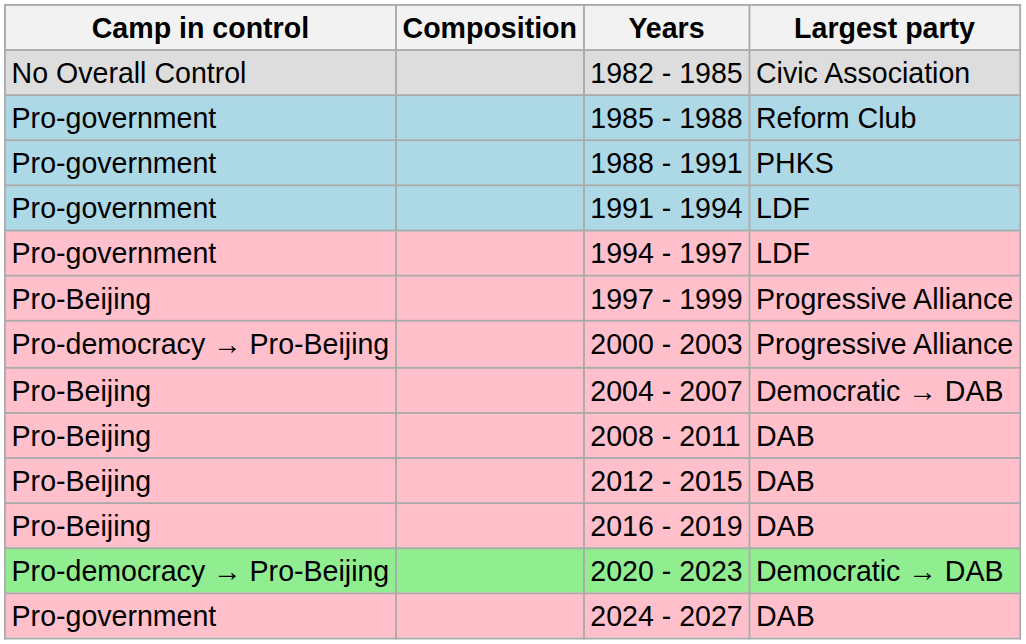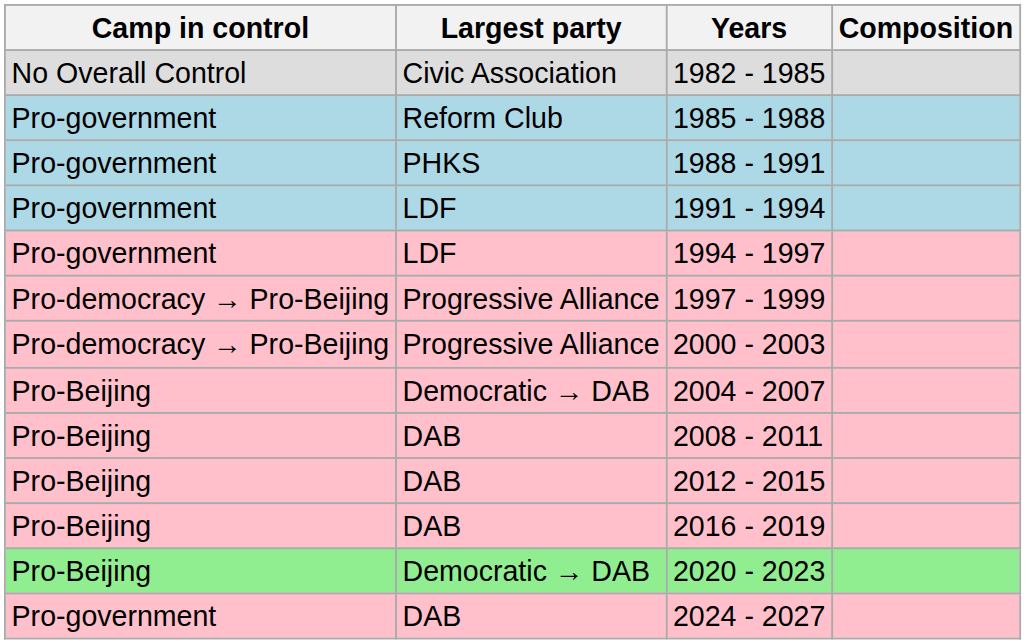columns swapped: (885, 28) <-> (490, 28)
(81, 299) Pro-Beijing -> (200, 299) Pro-democracy → Pro-Beijing
(200, 571) Pro-democracy → Pro-Beijing -> (81, 571) Pro-Beijing
